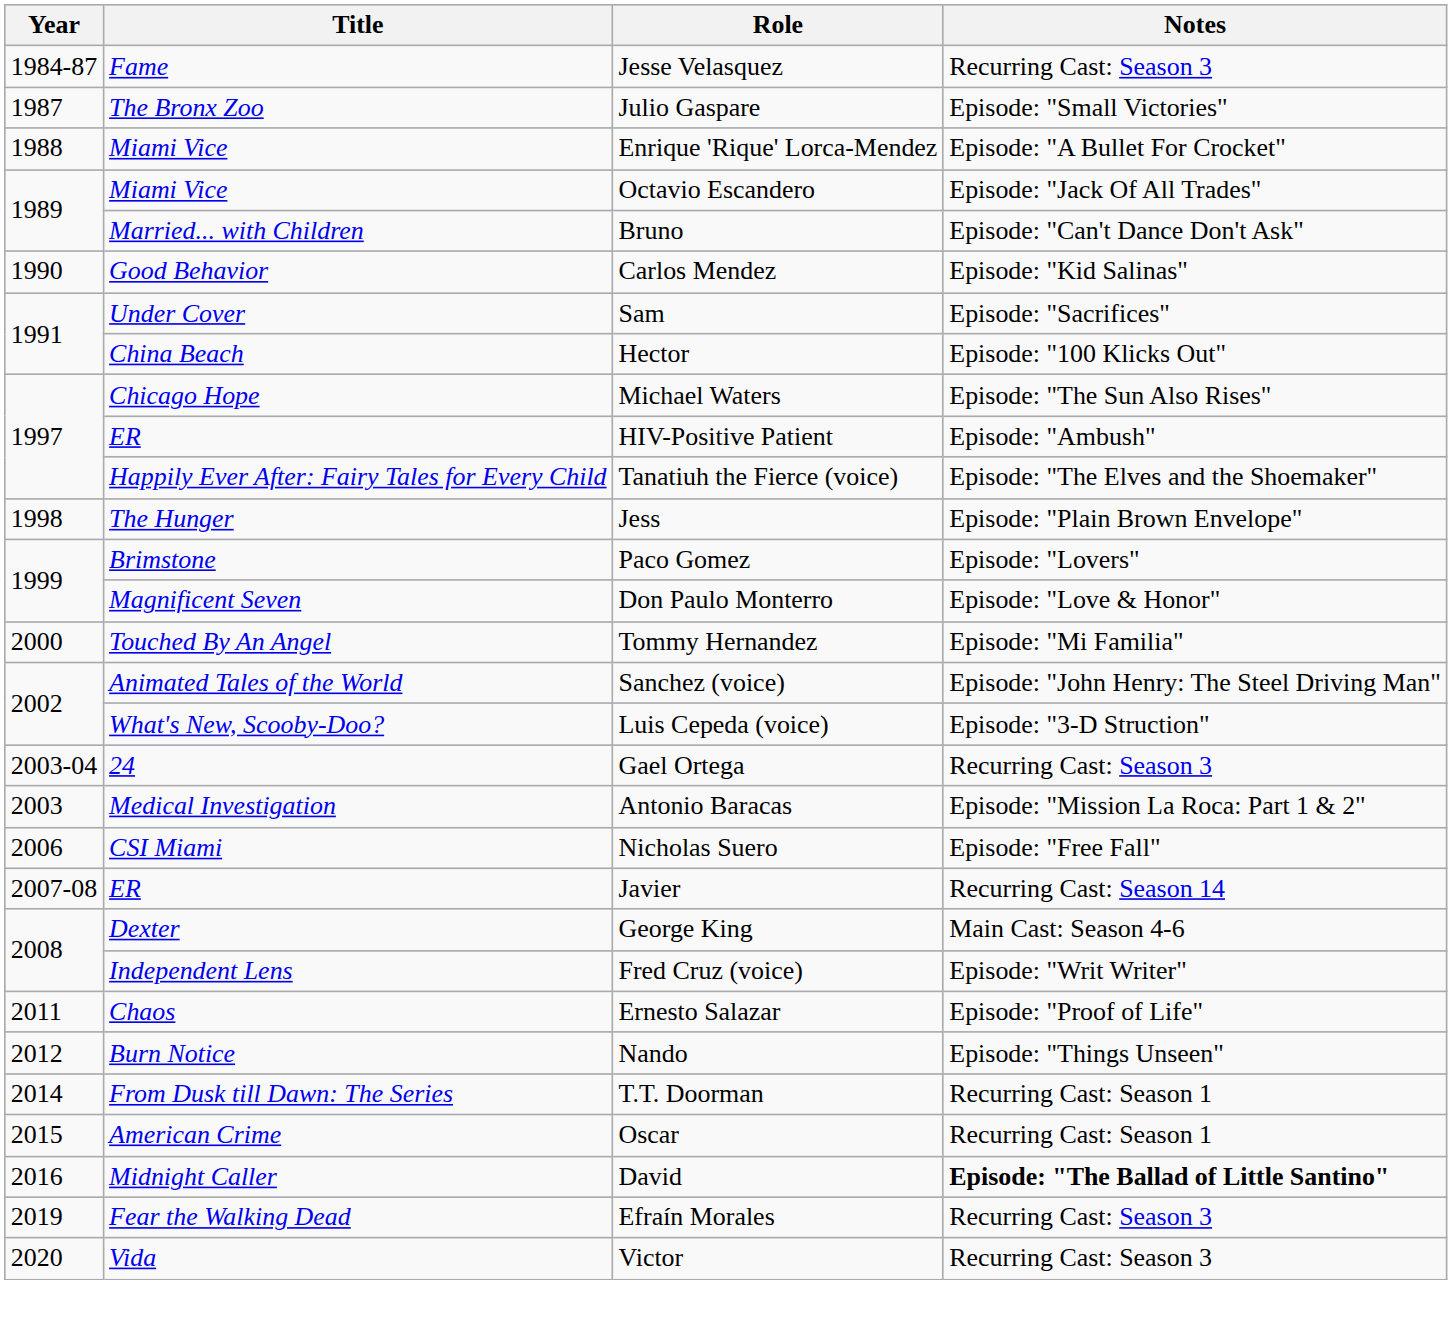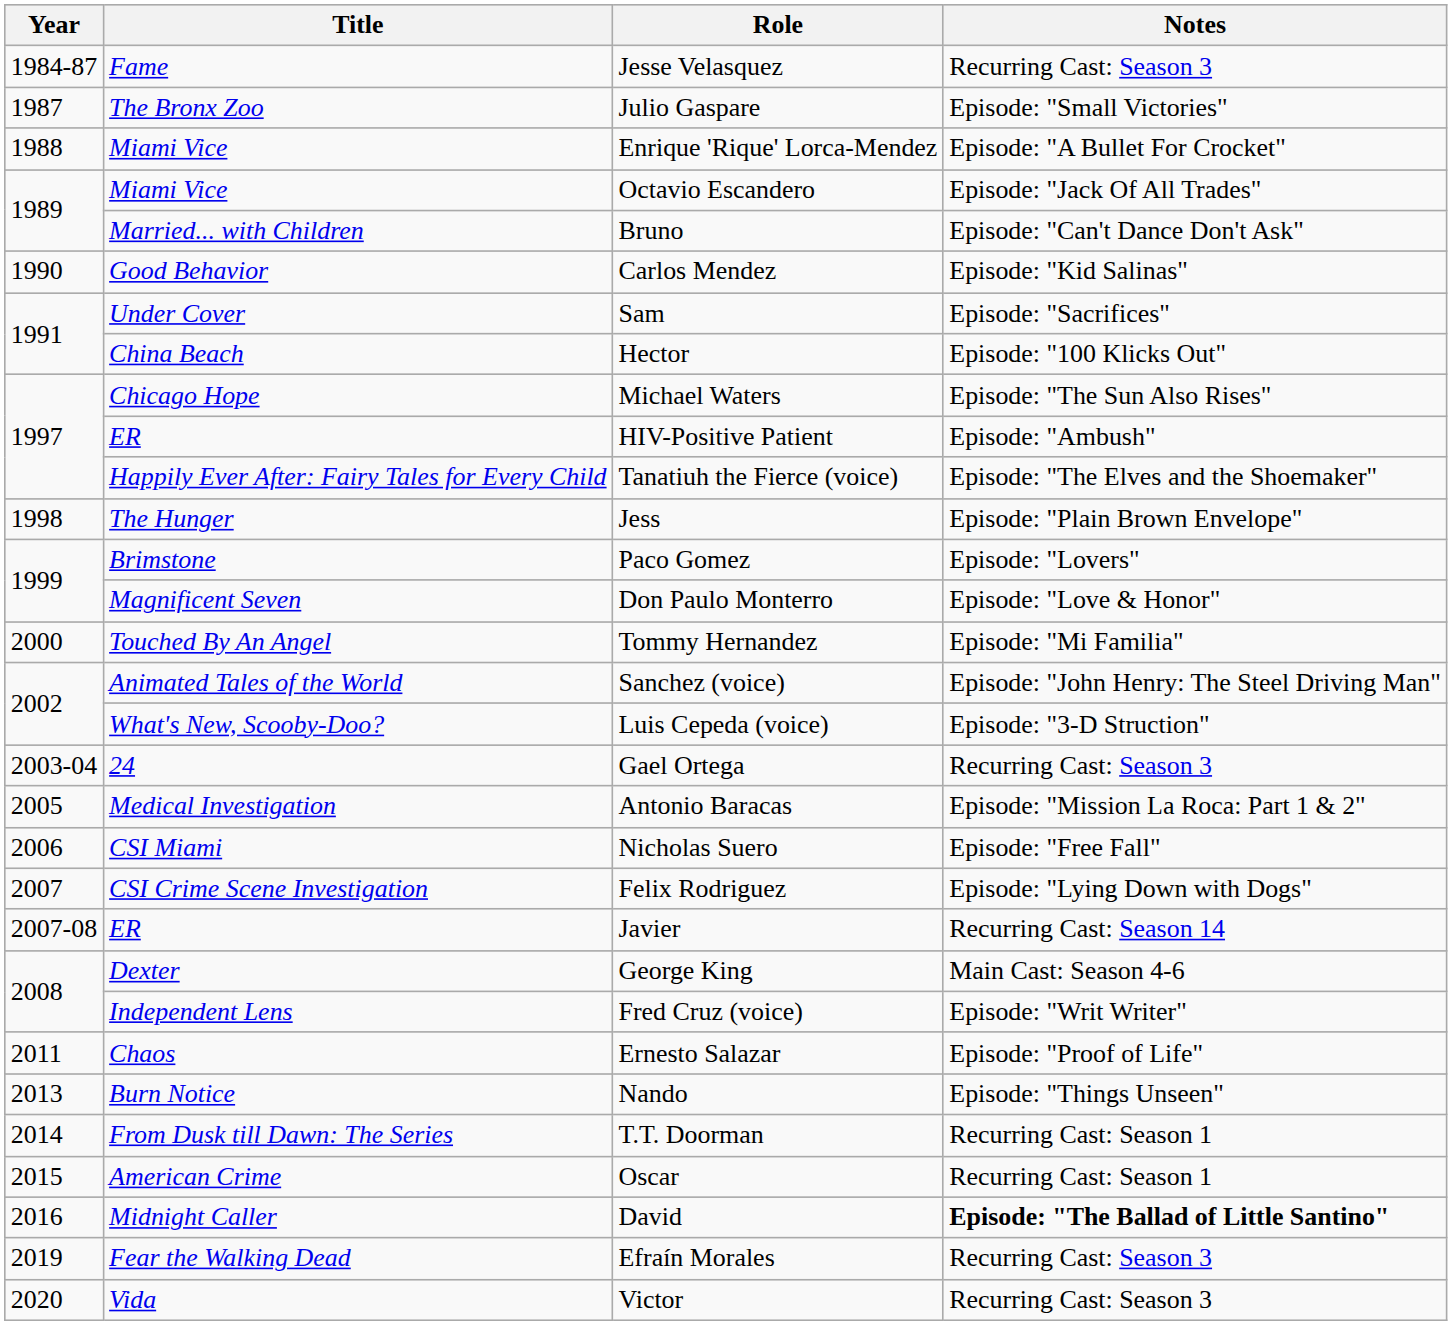(37, 806) 2003 -> (37, 806) 2005
+ row: (702, 888)
(37, 1052) 2012 -> (37, 1093) 2013
